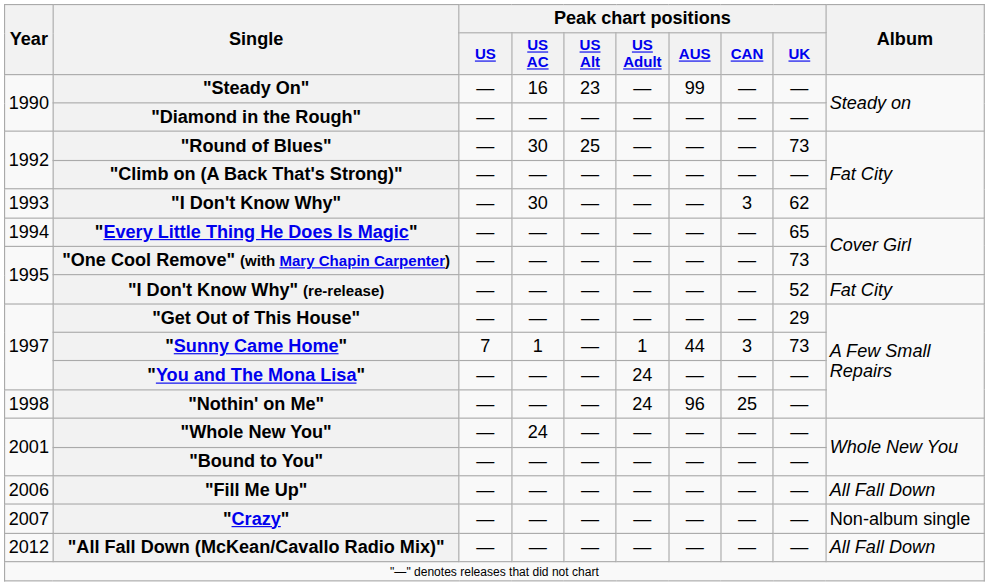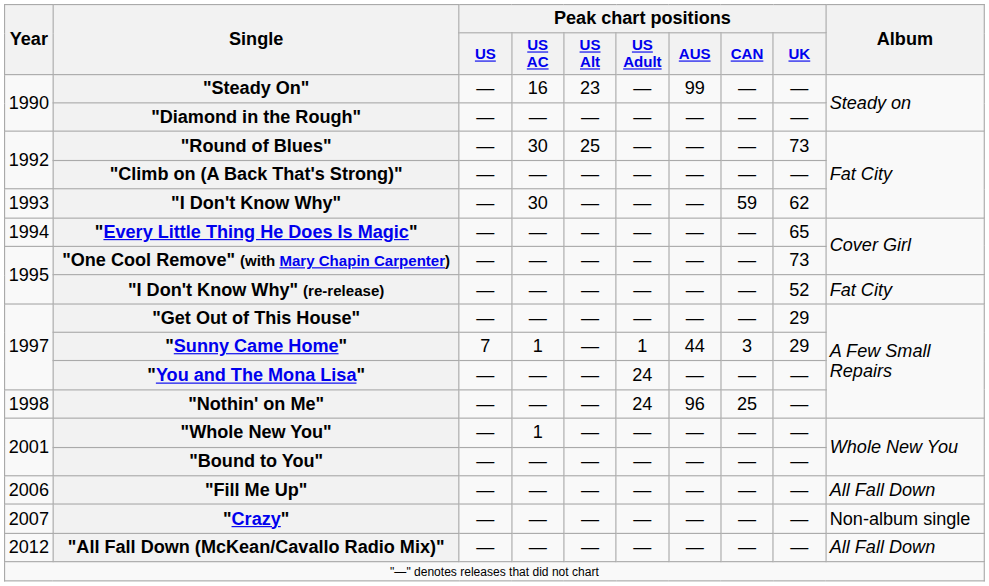(747, 203) 3 -> (747, 203) 59
(799, 346) 73 -> (799, 346) 29
(538, 432) 24 -> (538, 432) 1
